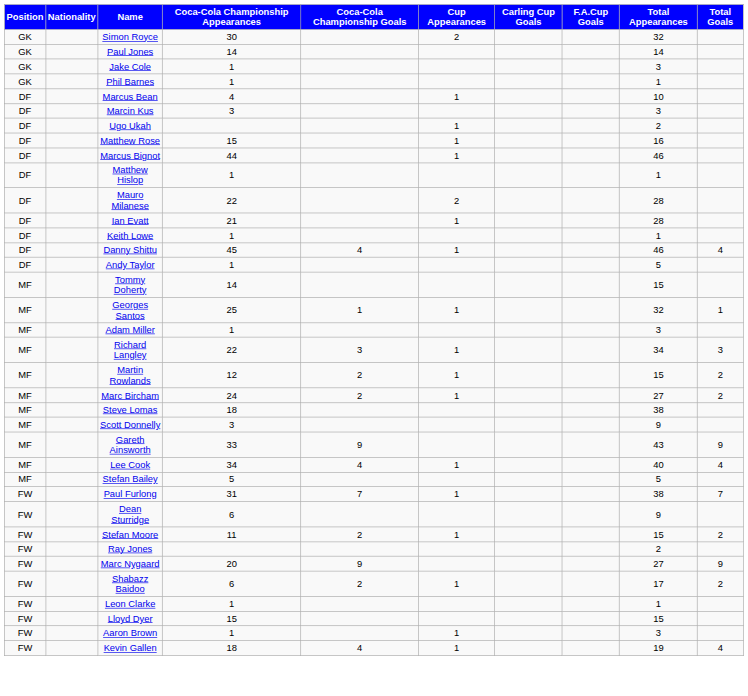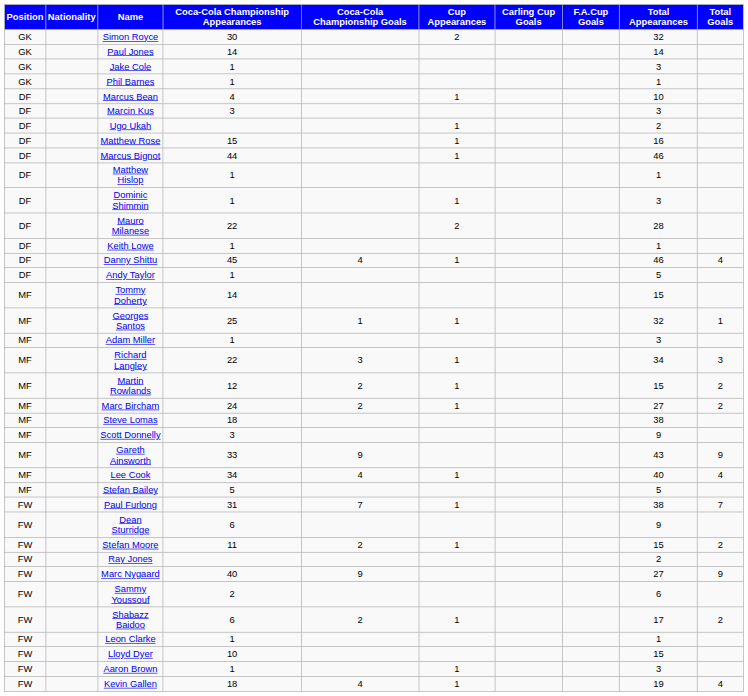+ row: (130, 201)
- row: (130, 221)
(232, 564) 20 -> (232, 575) 40
+ row: (130, 595)
(232, 619) 15 -> (232, 654) 10
